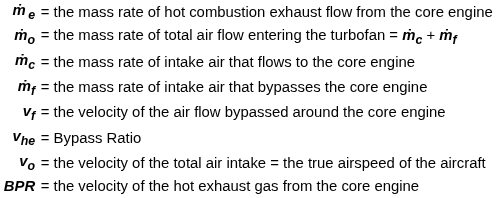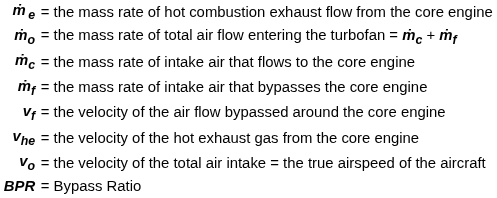(91, 138) = Bypass Ratio -> (230, 138) = the velocity of the hot exhaust gas from the core engine
(230, 187) = the velocity of the hot exhaust gas from the core engine -> (91, 187) = Bypass Ratio
